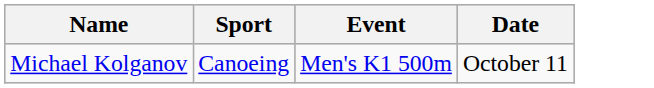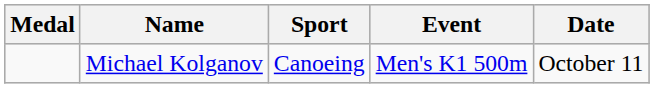+ column: (43, 24)
